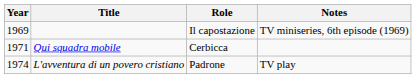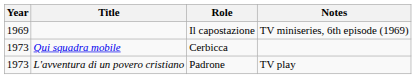(18, 47) 1971 -> (18, 47) 1973
(18, 64) 1974 -> (18, 64) 1973
